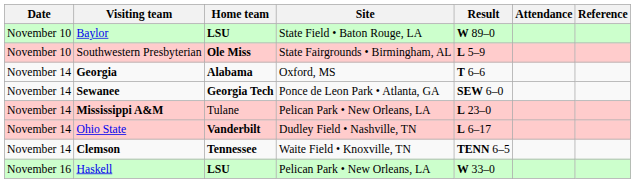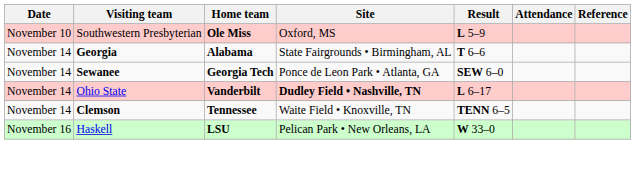- row: (92, 33)
(365, 52) State Fairgrounds • Birmingham, AL -> (307, 33) Oxford, MS
(307, 72) Oxford, MS -> (365, 52) State Fairgrounds • Birmingham, AL
- row: (120, 110)
(348, 130) normal -> (350, 91) bold
